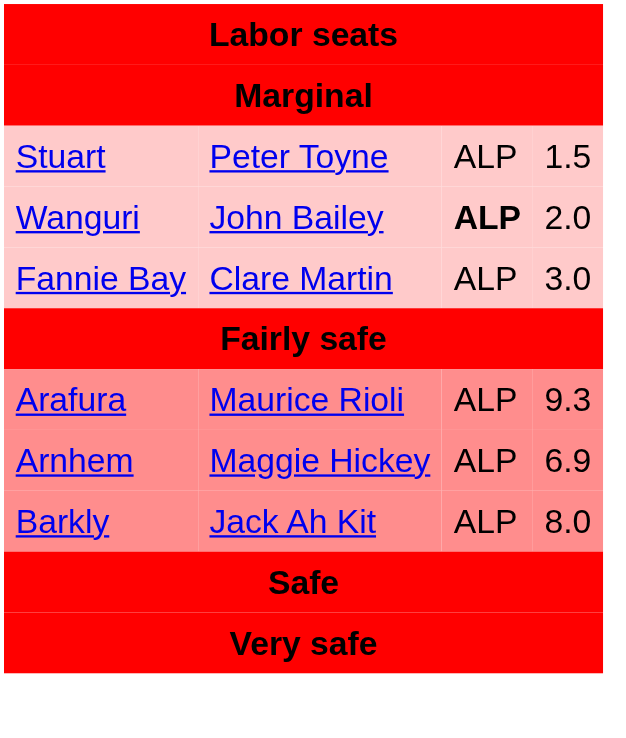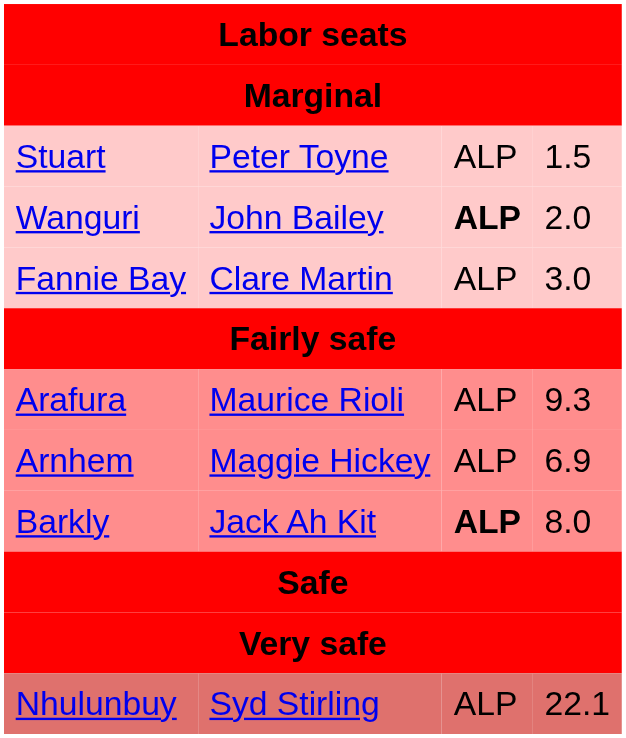(486, 521) normal -> (487, 521) bold
+ row: (96, 703)
